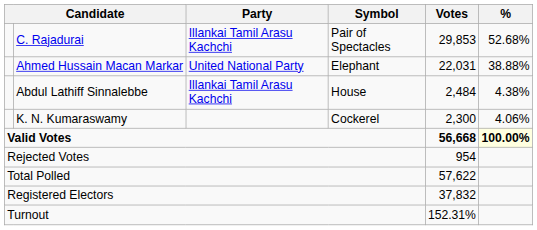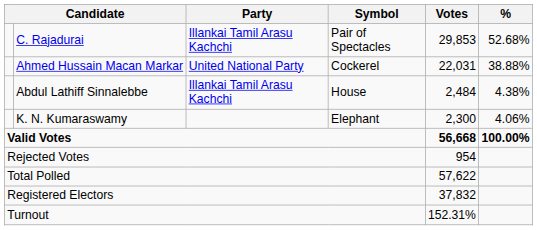(355, 66) Elephant -> (355, 66) Cockerel
(355, 118) Cockerel -> (355, 118) Elephant
(506, 137) lightyellow background -> (506, 137) no background
